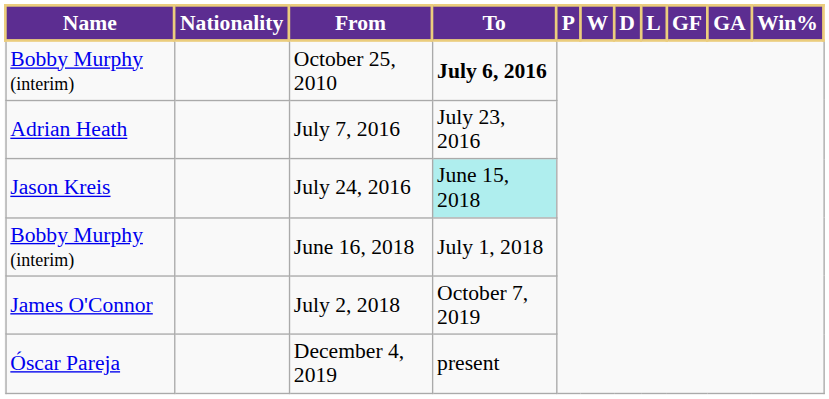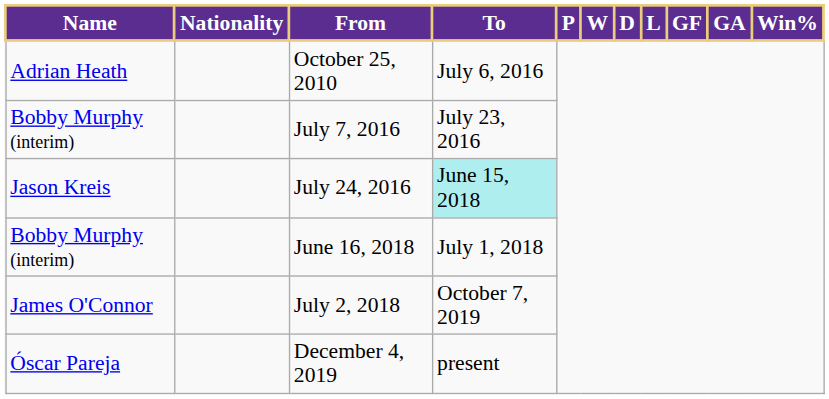(77, 70) Bobby Murphy (interim) -> (69, 70) Adrian Heath
(492, 70) bold -> (490, 70) normal
(69, 129) Adrian Heath -> (77, 129) Bobby Murphy (interim)
